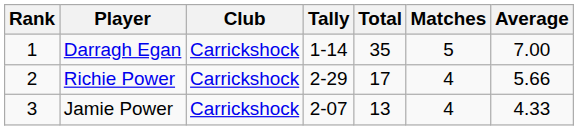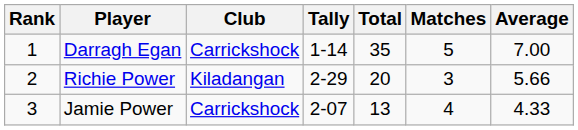(245, 79) Carrickshock -> (237, 79) Kiladangan
(380, 79) 17 -> (380, 79) 20
(448, 79) 4 -> (448, 79) 3
